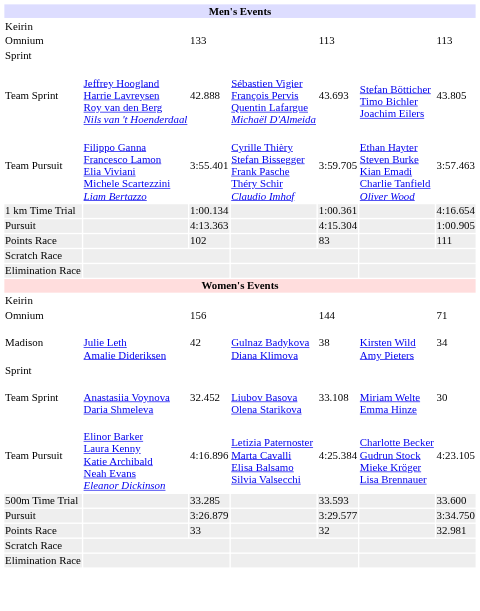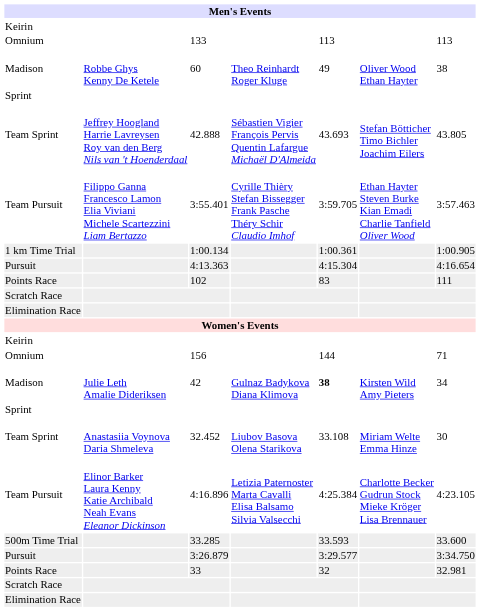+ row: (24, 68)
(456, 211) 4:16.654 -> (456, 250) 1:00.905
(456, 226) 1:00.905 -> (456, 265) 4:16.654
(324, 343) normal -> (324, 382) bold
